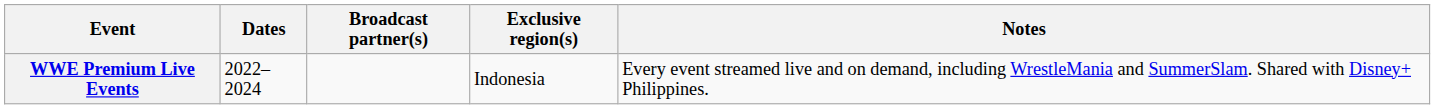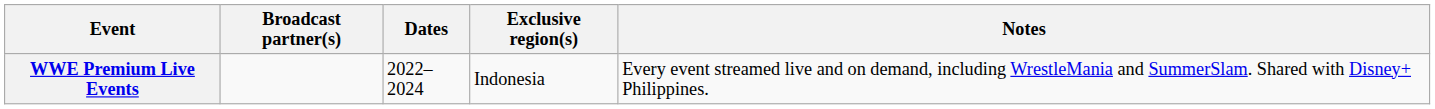columns swapped: (388, 29) <-> (264, 29)
